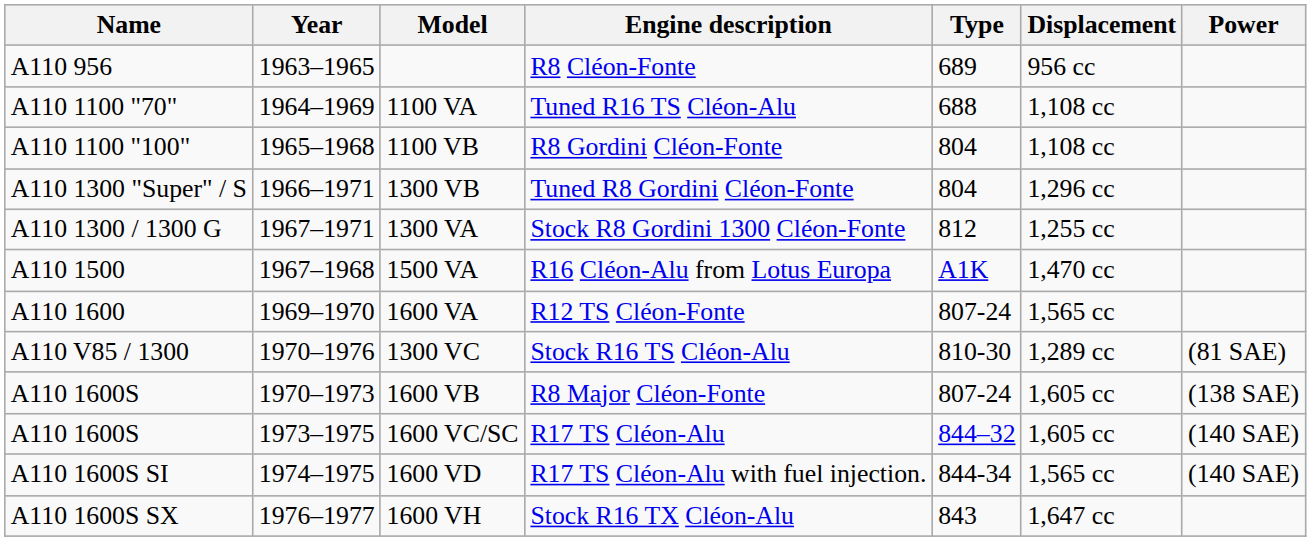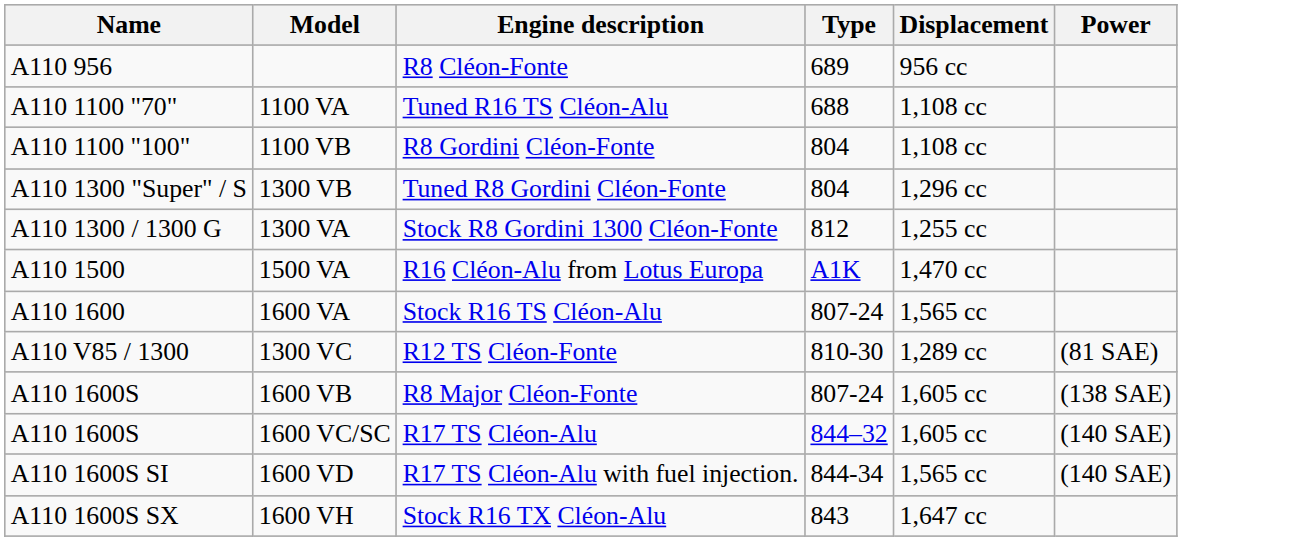- column: (317, 24)
(638, 310) R12 TS Cléon-Fonte -> (532, 310) Stock R16 TS Cléon-Alu
(660, 351) Stock R16 TS Cléon-Alu -> (510, 351) R12 TS Cléon-Fonte
